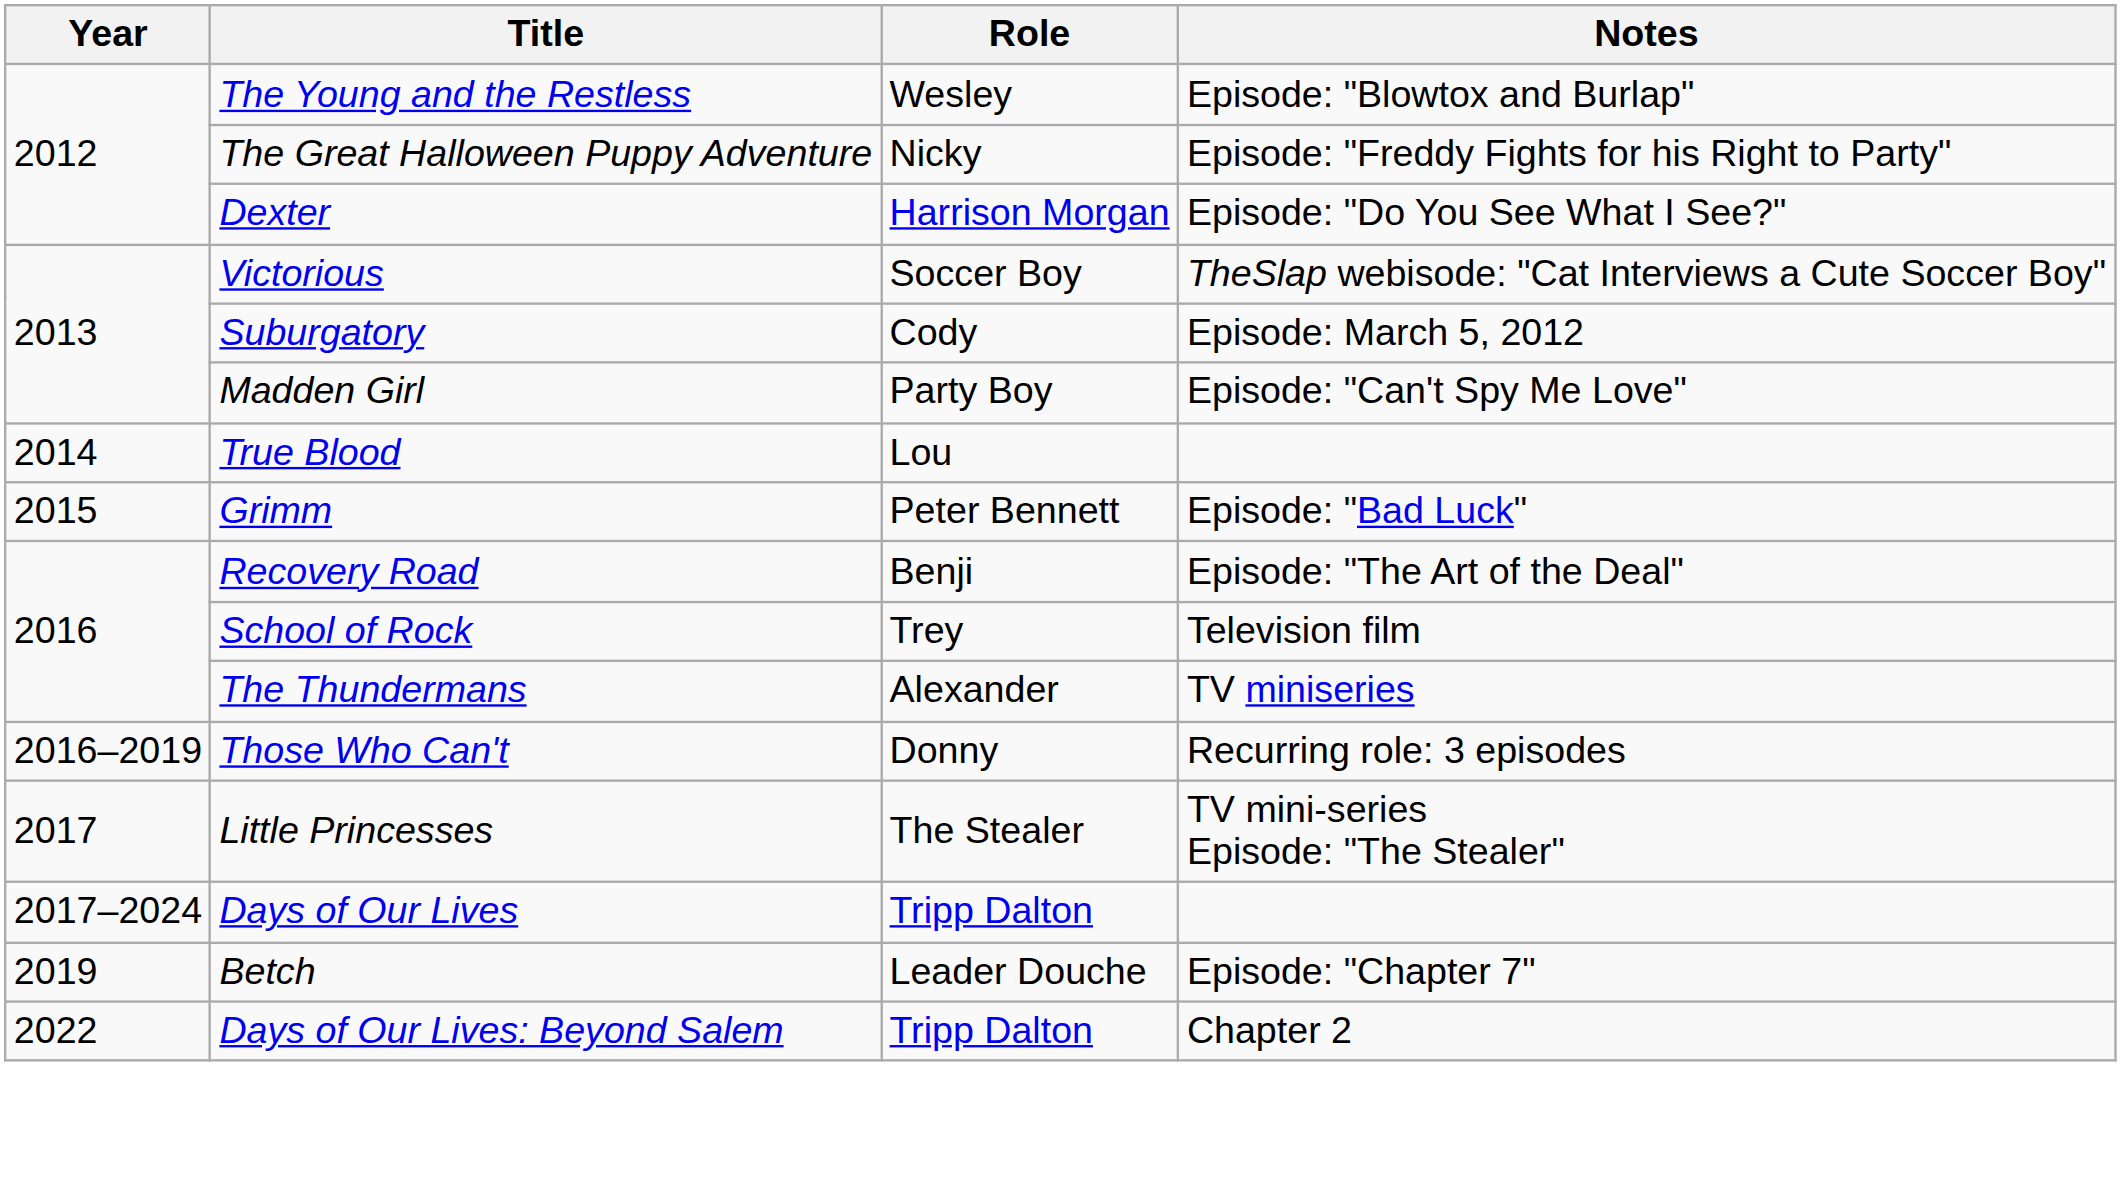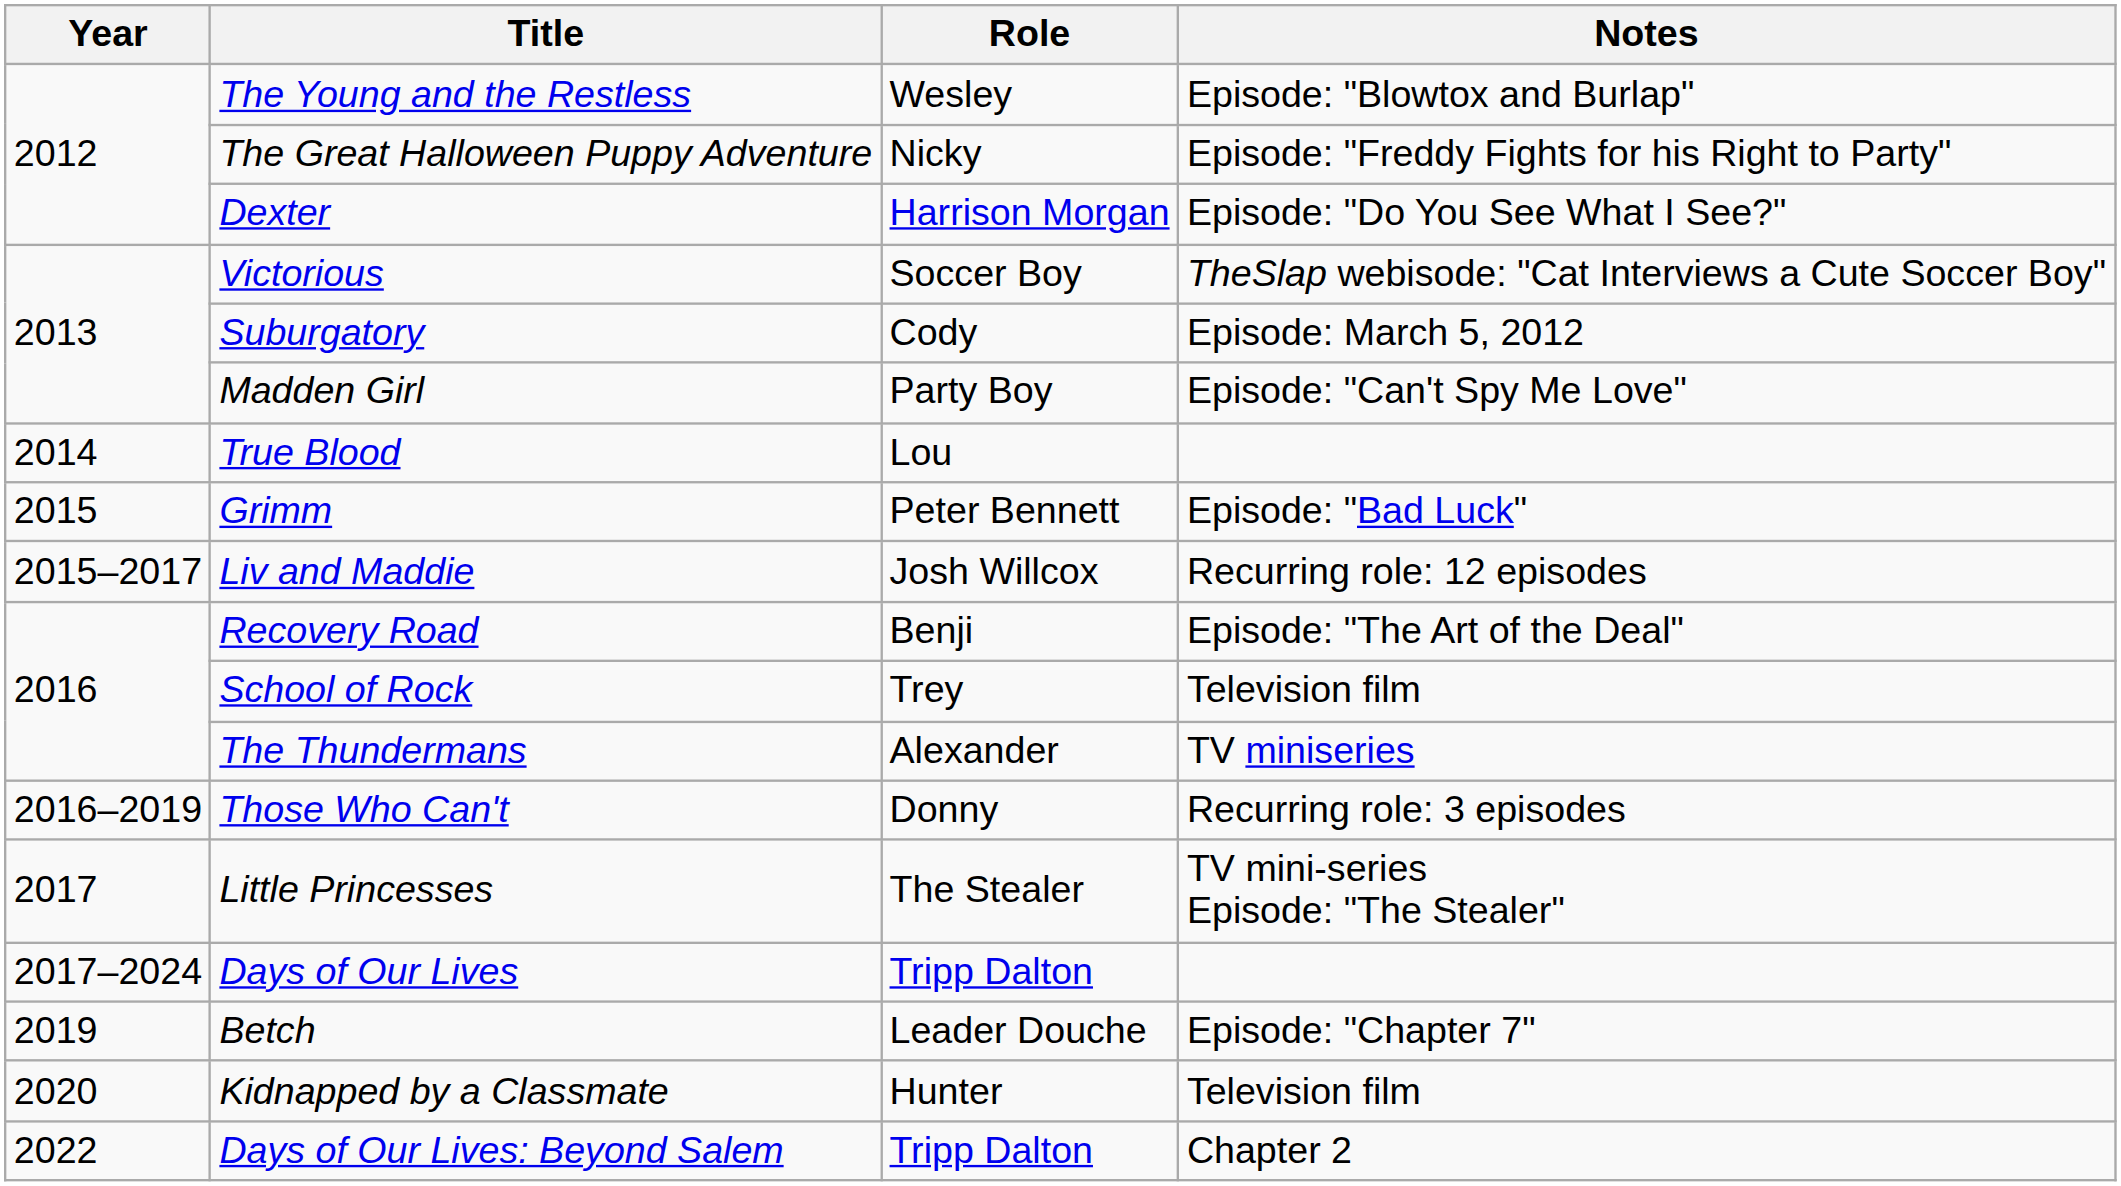+ row: (347, 570)
+ row: (444, 1090)
